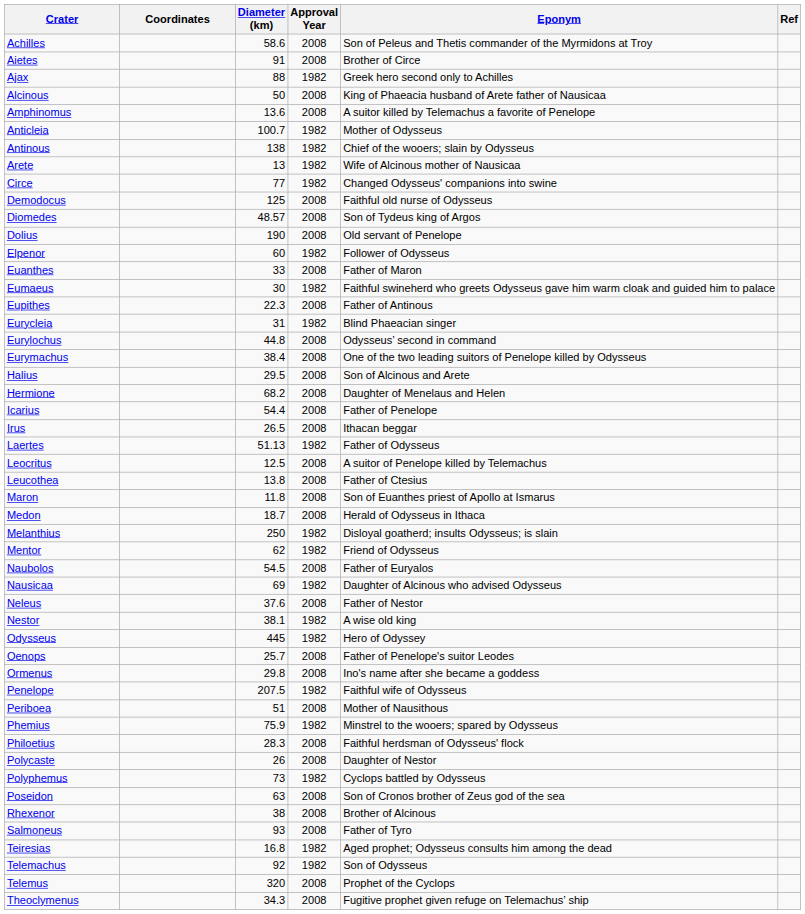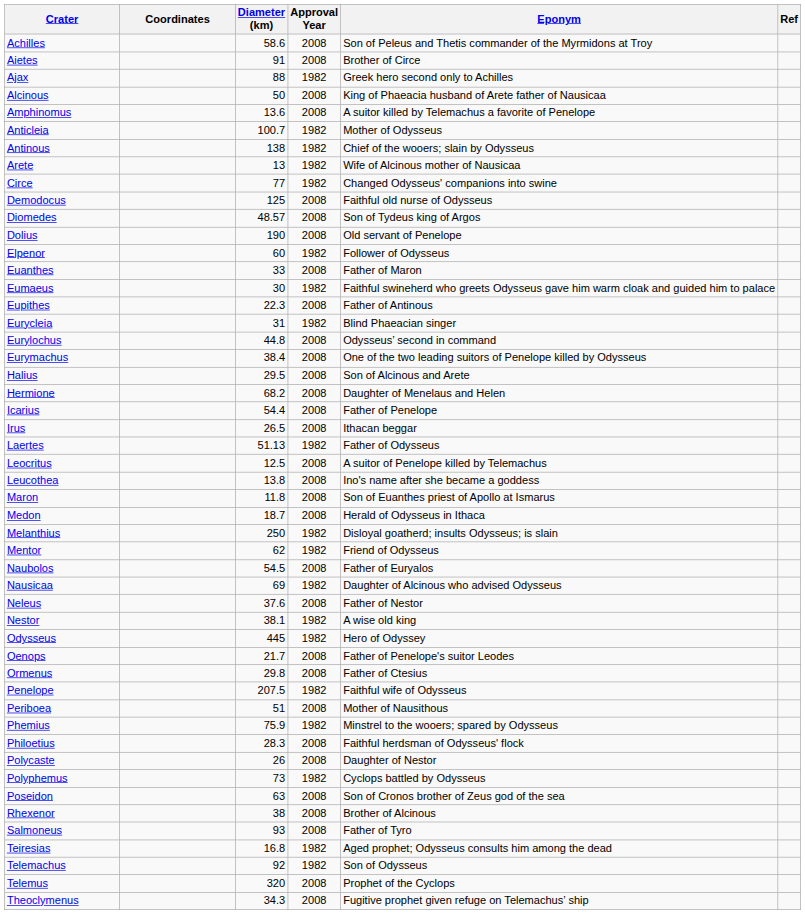(385, 480) Father of Ctesius -> (441, 480) Ino's name after she became a goddess
(274, 655) 25.7 -> (274, 655) 21.7
(441, 673) Ino's name after she became a goddess -> (385, 673) Father of Ctesius
